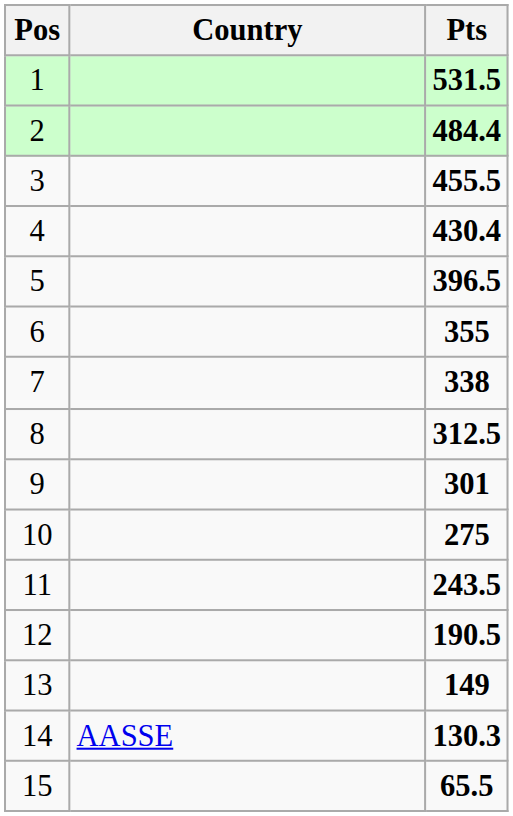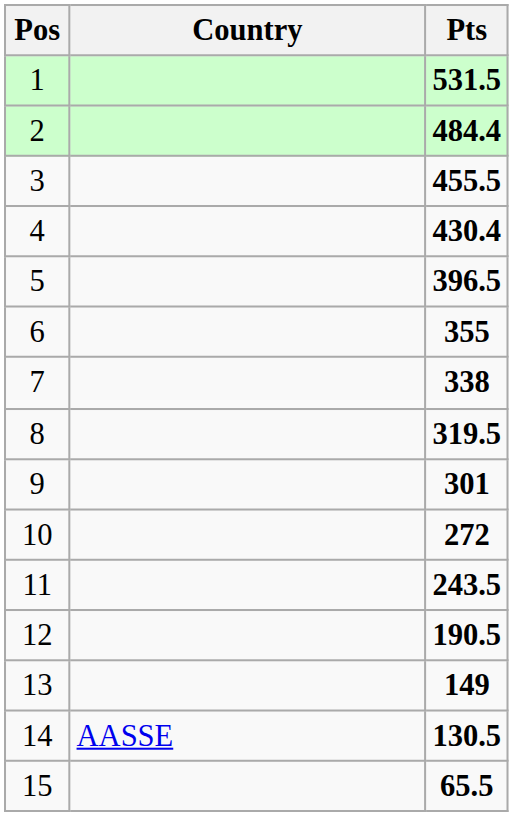(467, 432) 312.5 -> (467, 432) 319.5
(467, 533) 275 -> (467, 533) 272
(467, 735) 130.3 -> (467, 735) 130.5
